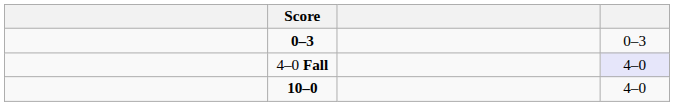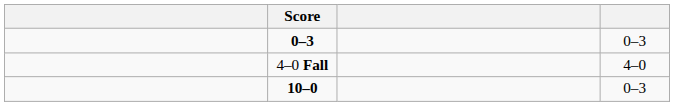(635, 64) lavender background -> (635, 64) no background
(635, 88) 4–0 -> (635, 88) 0–3
